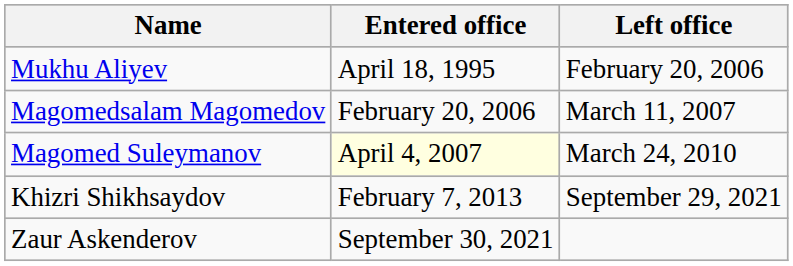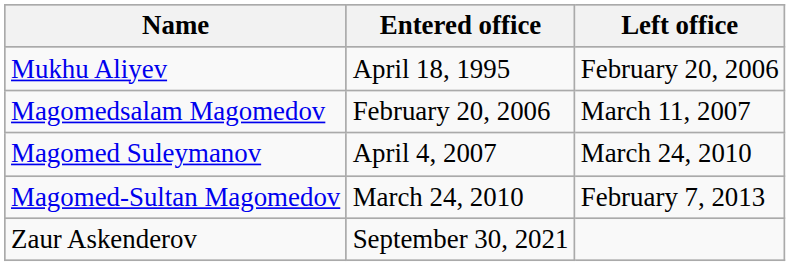(410, 153) lightyellow background -> (425, 153) no background
+ row: (176, 196)
- row: (118, 196)
